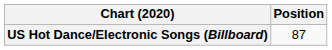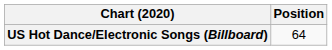(299, 34) 87 -> (299, 34) 64
